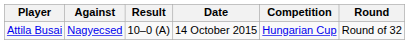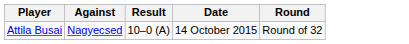- column: (299, 13)
